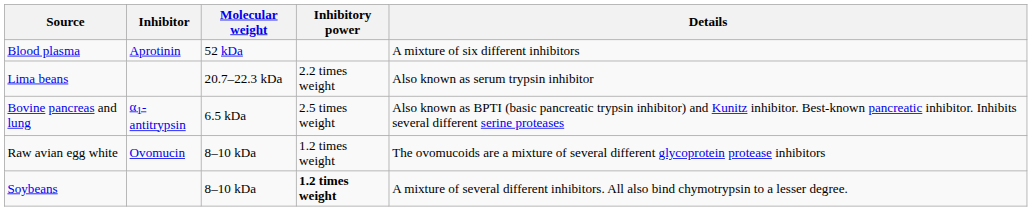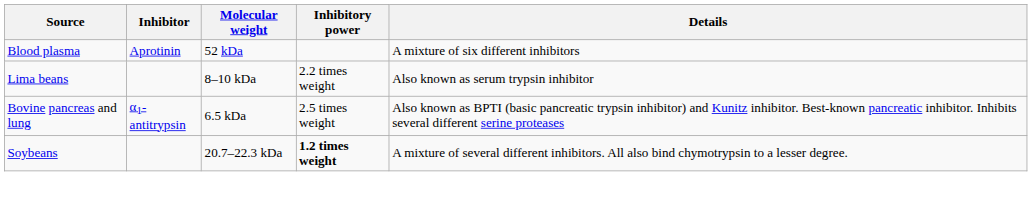(243, 78) 20.7–22.3 kDa -> (230, 78) 8–10 kDa
- row: (63, 153)
(230, 188) 8–10 kDa -> (243, 153) 20.7–22.3 kDa
